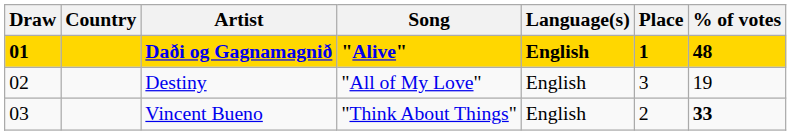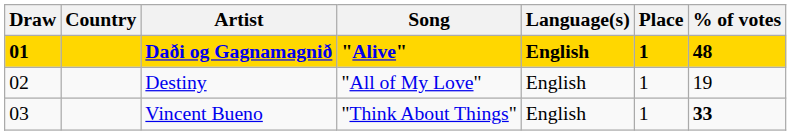(644, 82) 3 -> (644, 82) 1
(644, 113) 2 -> (644, 113) 1
